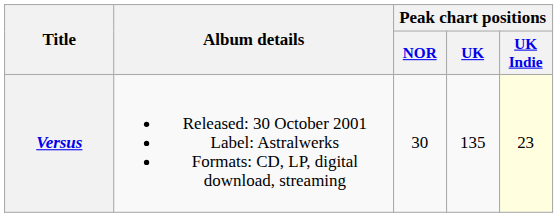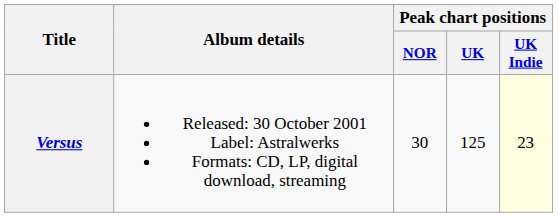(473, 143) 135 -> (473, 143) 125
